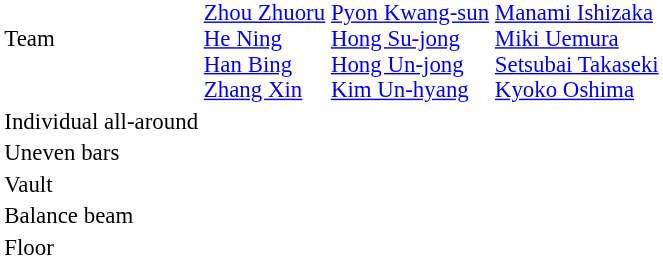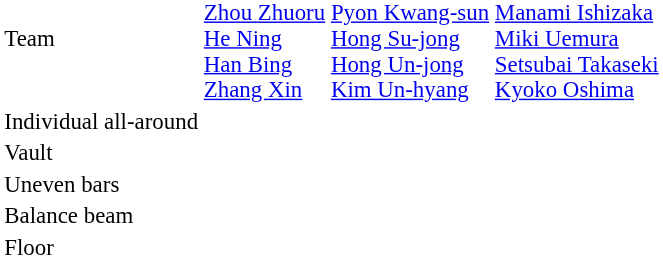rows swapped: (28, 184) <-> (62, 152)
